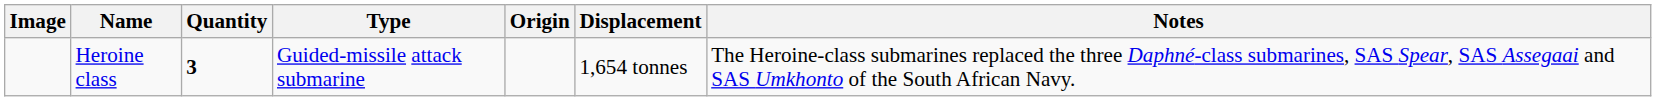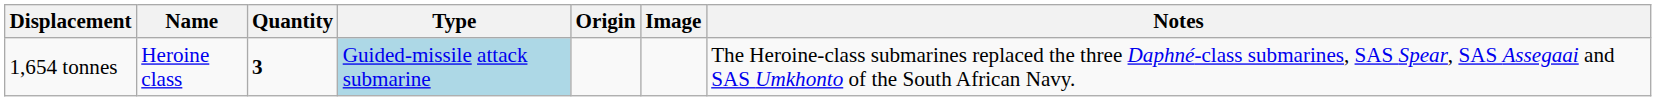columns swapped: (38, 21) <-> (640, 21)
(369, 66) no background -> (435, 66) lightblue background
